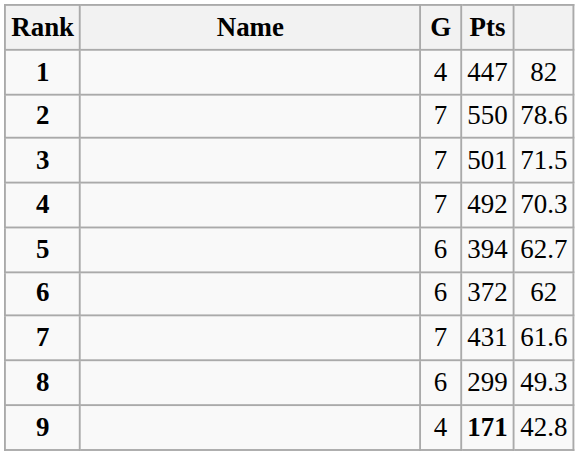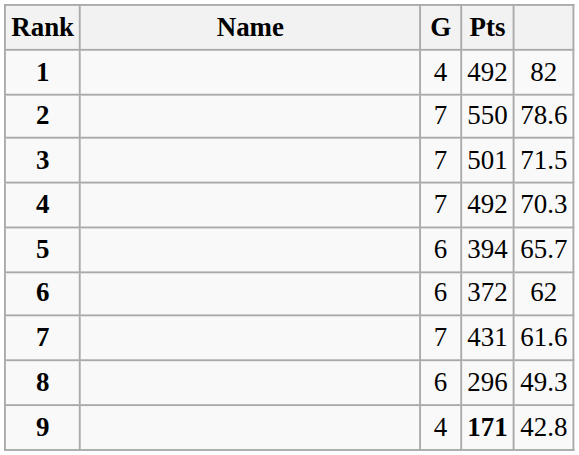(487, 71) 447 -> (487, 71) 492
(544, 249) 62.7 -> (544, 249) 65.7
(487, 382) 299 -> (487, 382) 296
